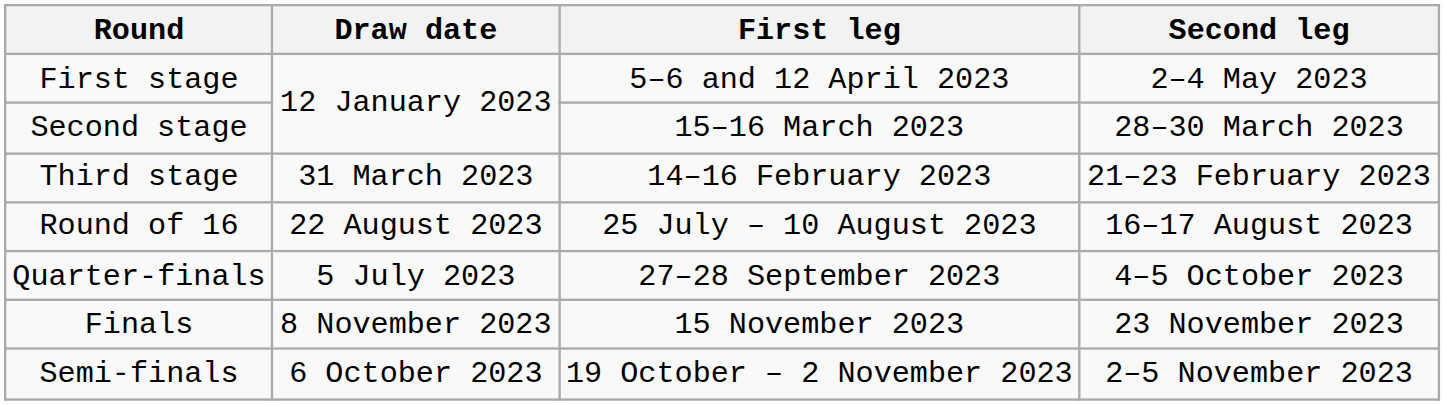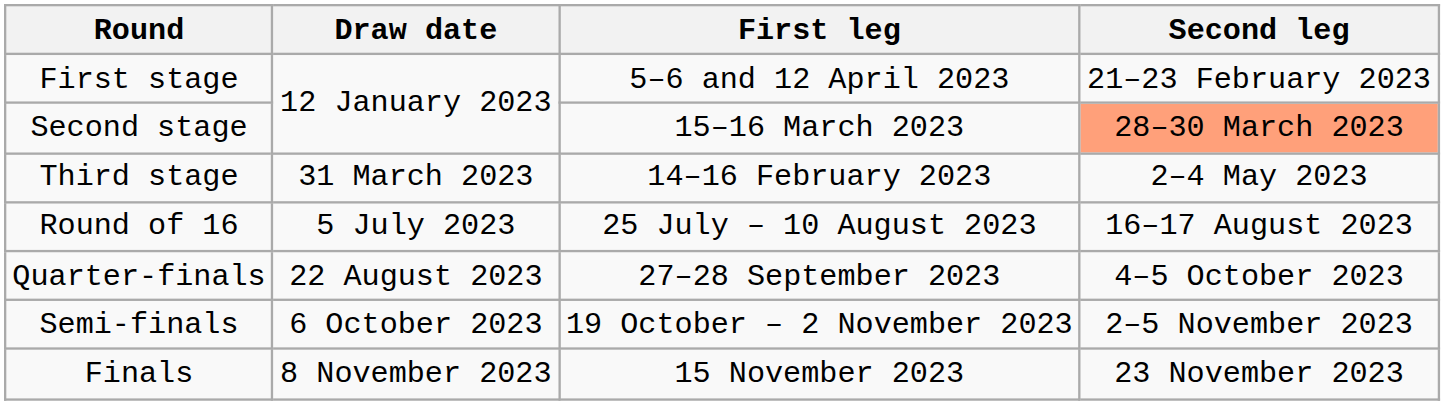(1259, 79) 2–4 May 2023 -> (1259, 79) 21–23 February 2023
(1259, 128) no background -> (1259, 128) lightsalmon background
(1259, 177) 21–23 February 2023 -> (1259, 177) 2–4 May 2023
(416, 226) 22 August 2023 -> (416, 226) 5 July 2023
(416, 276) 5 July 2023 -> (416, 276) 22 August 2023
rows swapped: (139, 374) <-> (139, 325)
